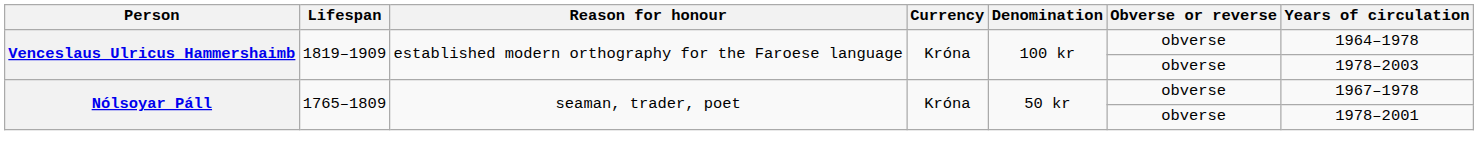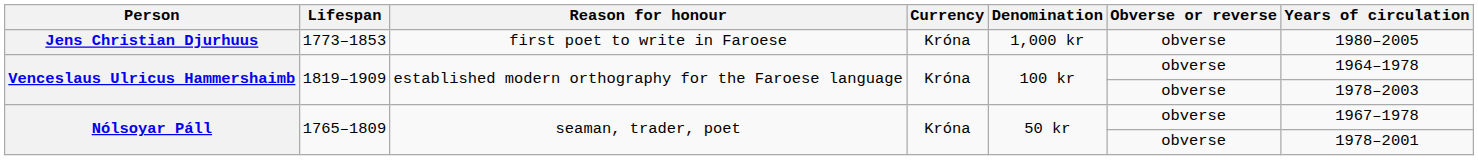+ row: (152, 42)
